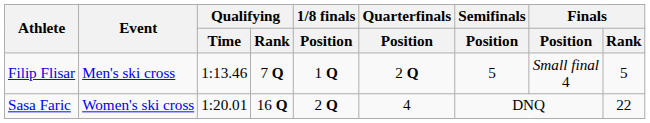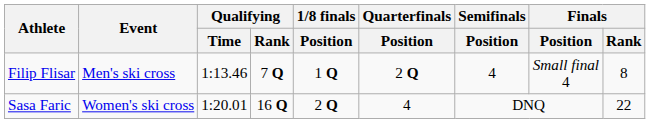(492, 73) 5 -> (492, 73) 4
(624, 73) 5 -> (624, 73) 8
